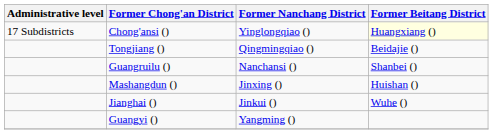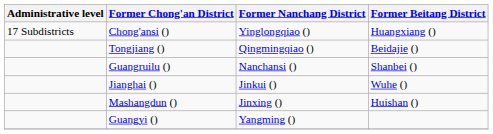(403, 31) lightyellow background -> (403, 31) no background
rows swapped: (143, 84) <-> (133, 102)
